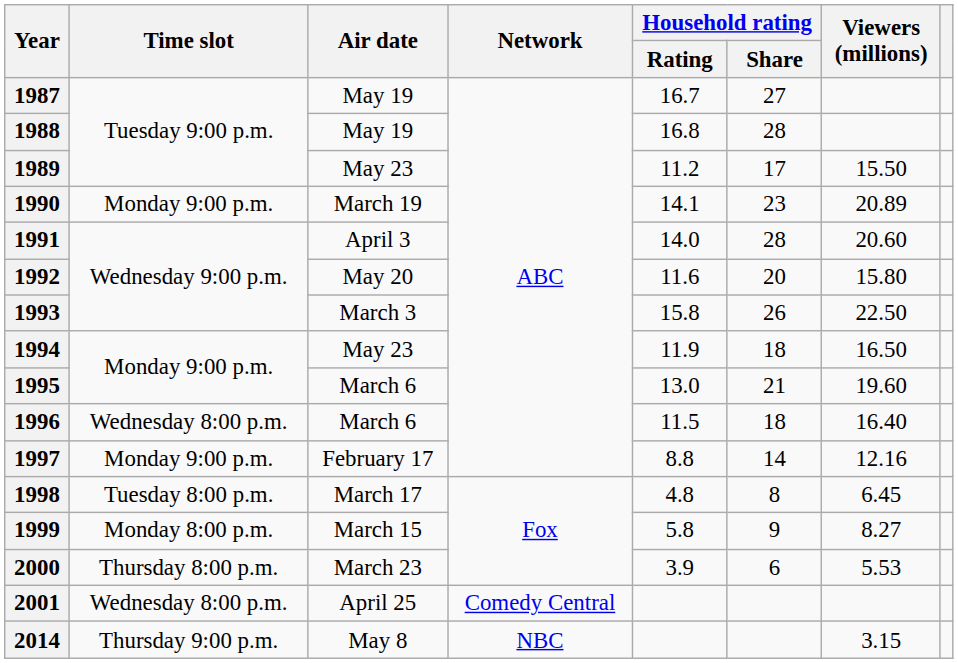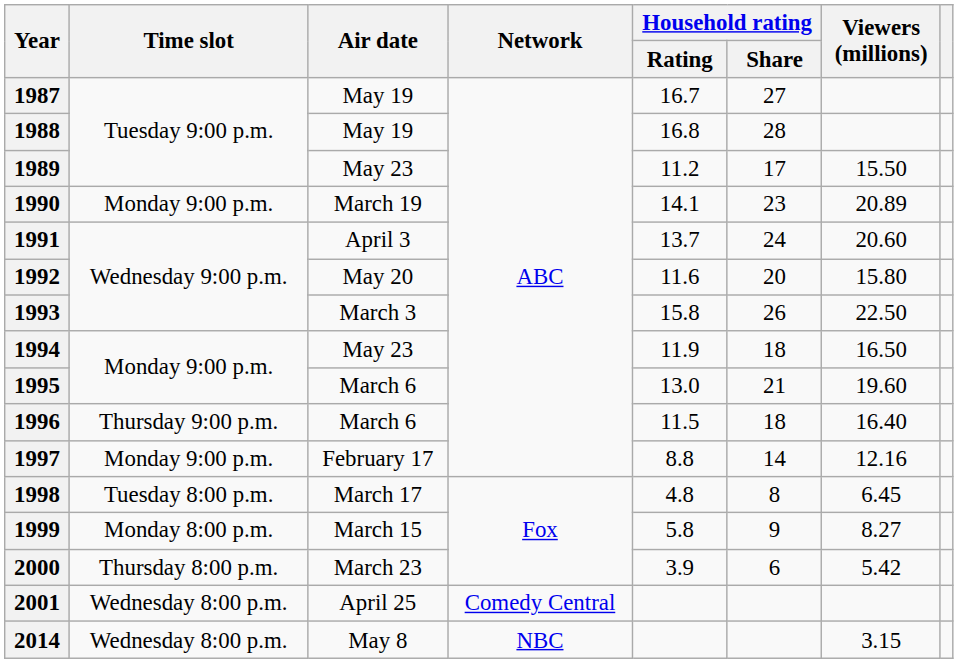(680, 240) 14.0 -> (680, 240) 13.7
(775, 240) 28 -> (775, 240) 24
(189, 421) Wednesday 8:00 p.m. -> (189, 421) Thursday 9:00 p.m.
(881, 566) 5.53 -> (881, 566) 5.42
(189, 639) Thursday 9:00 p.m. -> (189, 639) Wednesday 8:00 p.m.
